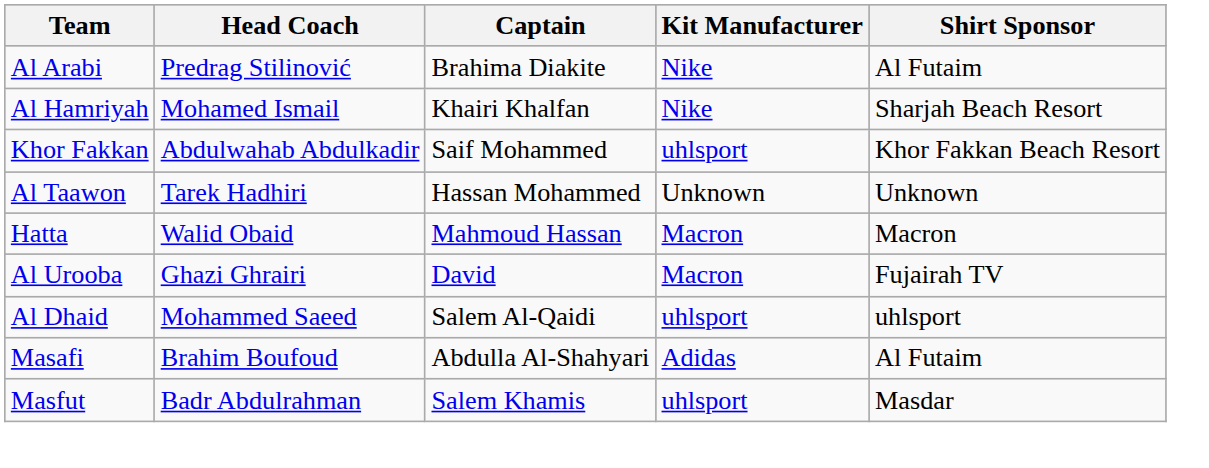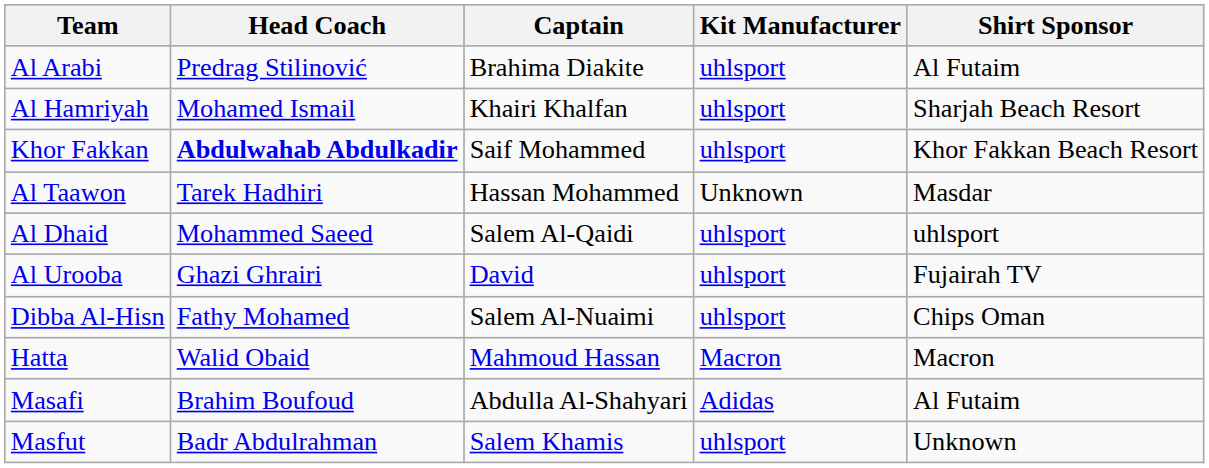(687, 66) Nike -> (743, 66) uhlsport
(687, 108) Nike -> (743, 108) uhlsport
(290, 150) normal -> (317, 150) bold
(927, 191) Unknown -> (952, 191) Masdar
rows swapped: (59, 316) <-> (39, 233)
(702, 274) Macron -> (743, 274) uhlsport
+ row: (88, 316)
(914, 399) Masdar -> (965, 441) Unknown
